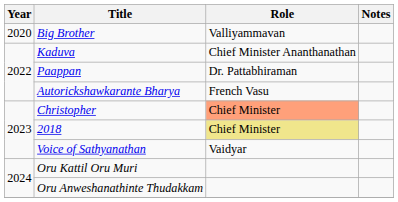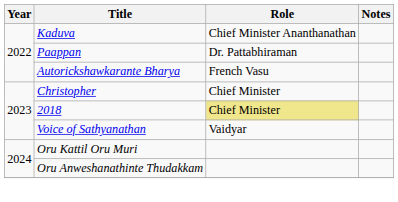- row: (66, 33)
(244, 110) lightsalmon background -> (244, 91) no background
